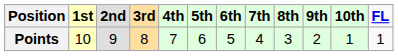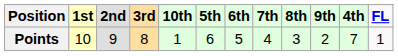columns swapped: (173, 16) <-> (350, 16)
